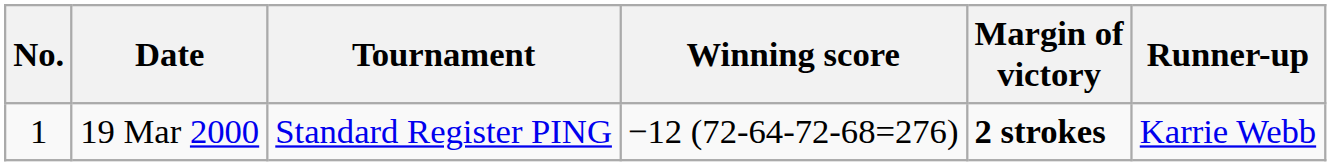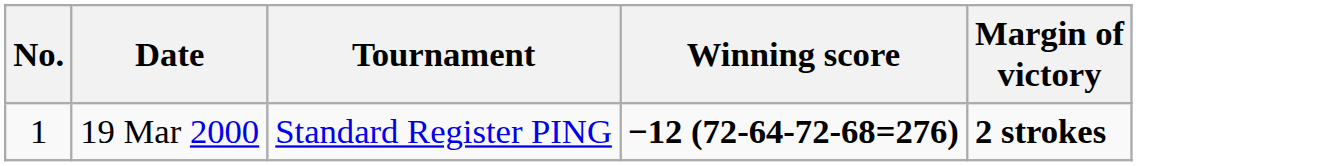- column: (1228, 53)
(793, 131) normal -> (793, 131) bold
